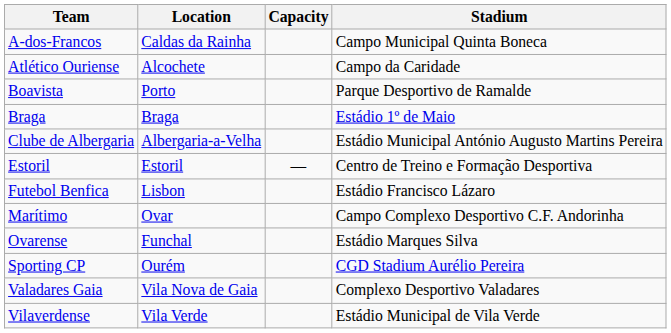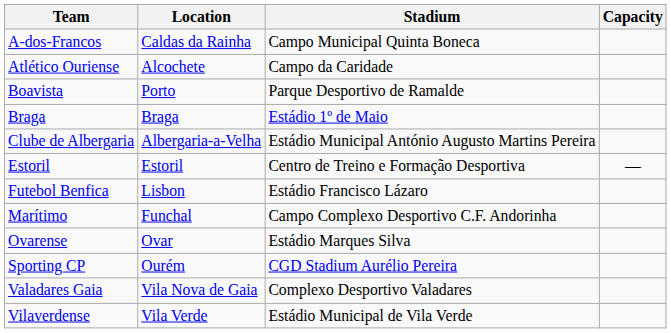columns swapped: (499, 16) <-> (298, 16)
(157, 215) Ovar -> (167, 215) Funchal
(167, 240) Funchal -> (157, 240) Ovar
